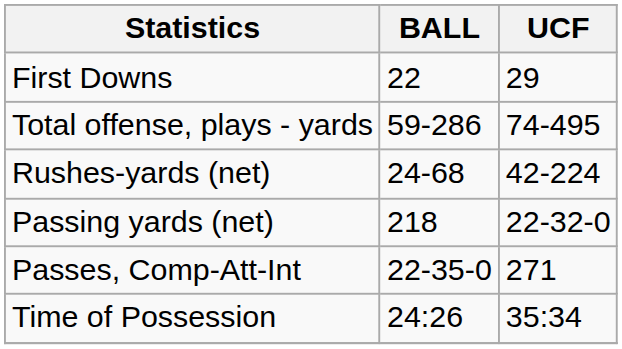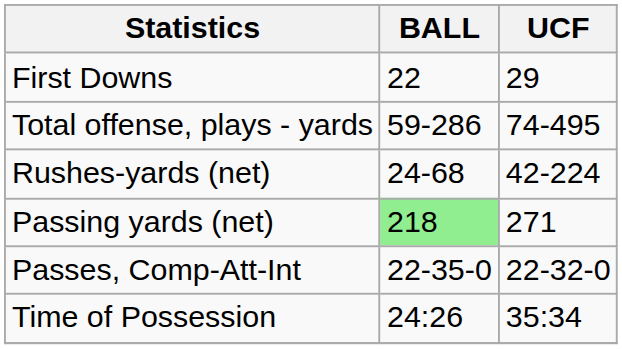(412, 221) no background -> (412, 221) lightgreen background
(558, 221) 22-32-0 -> (531, 221) 271
(531, 269) 271 -> (558, 269) 22-32-0
